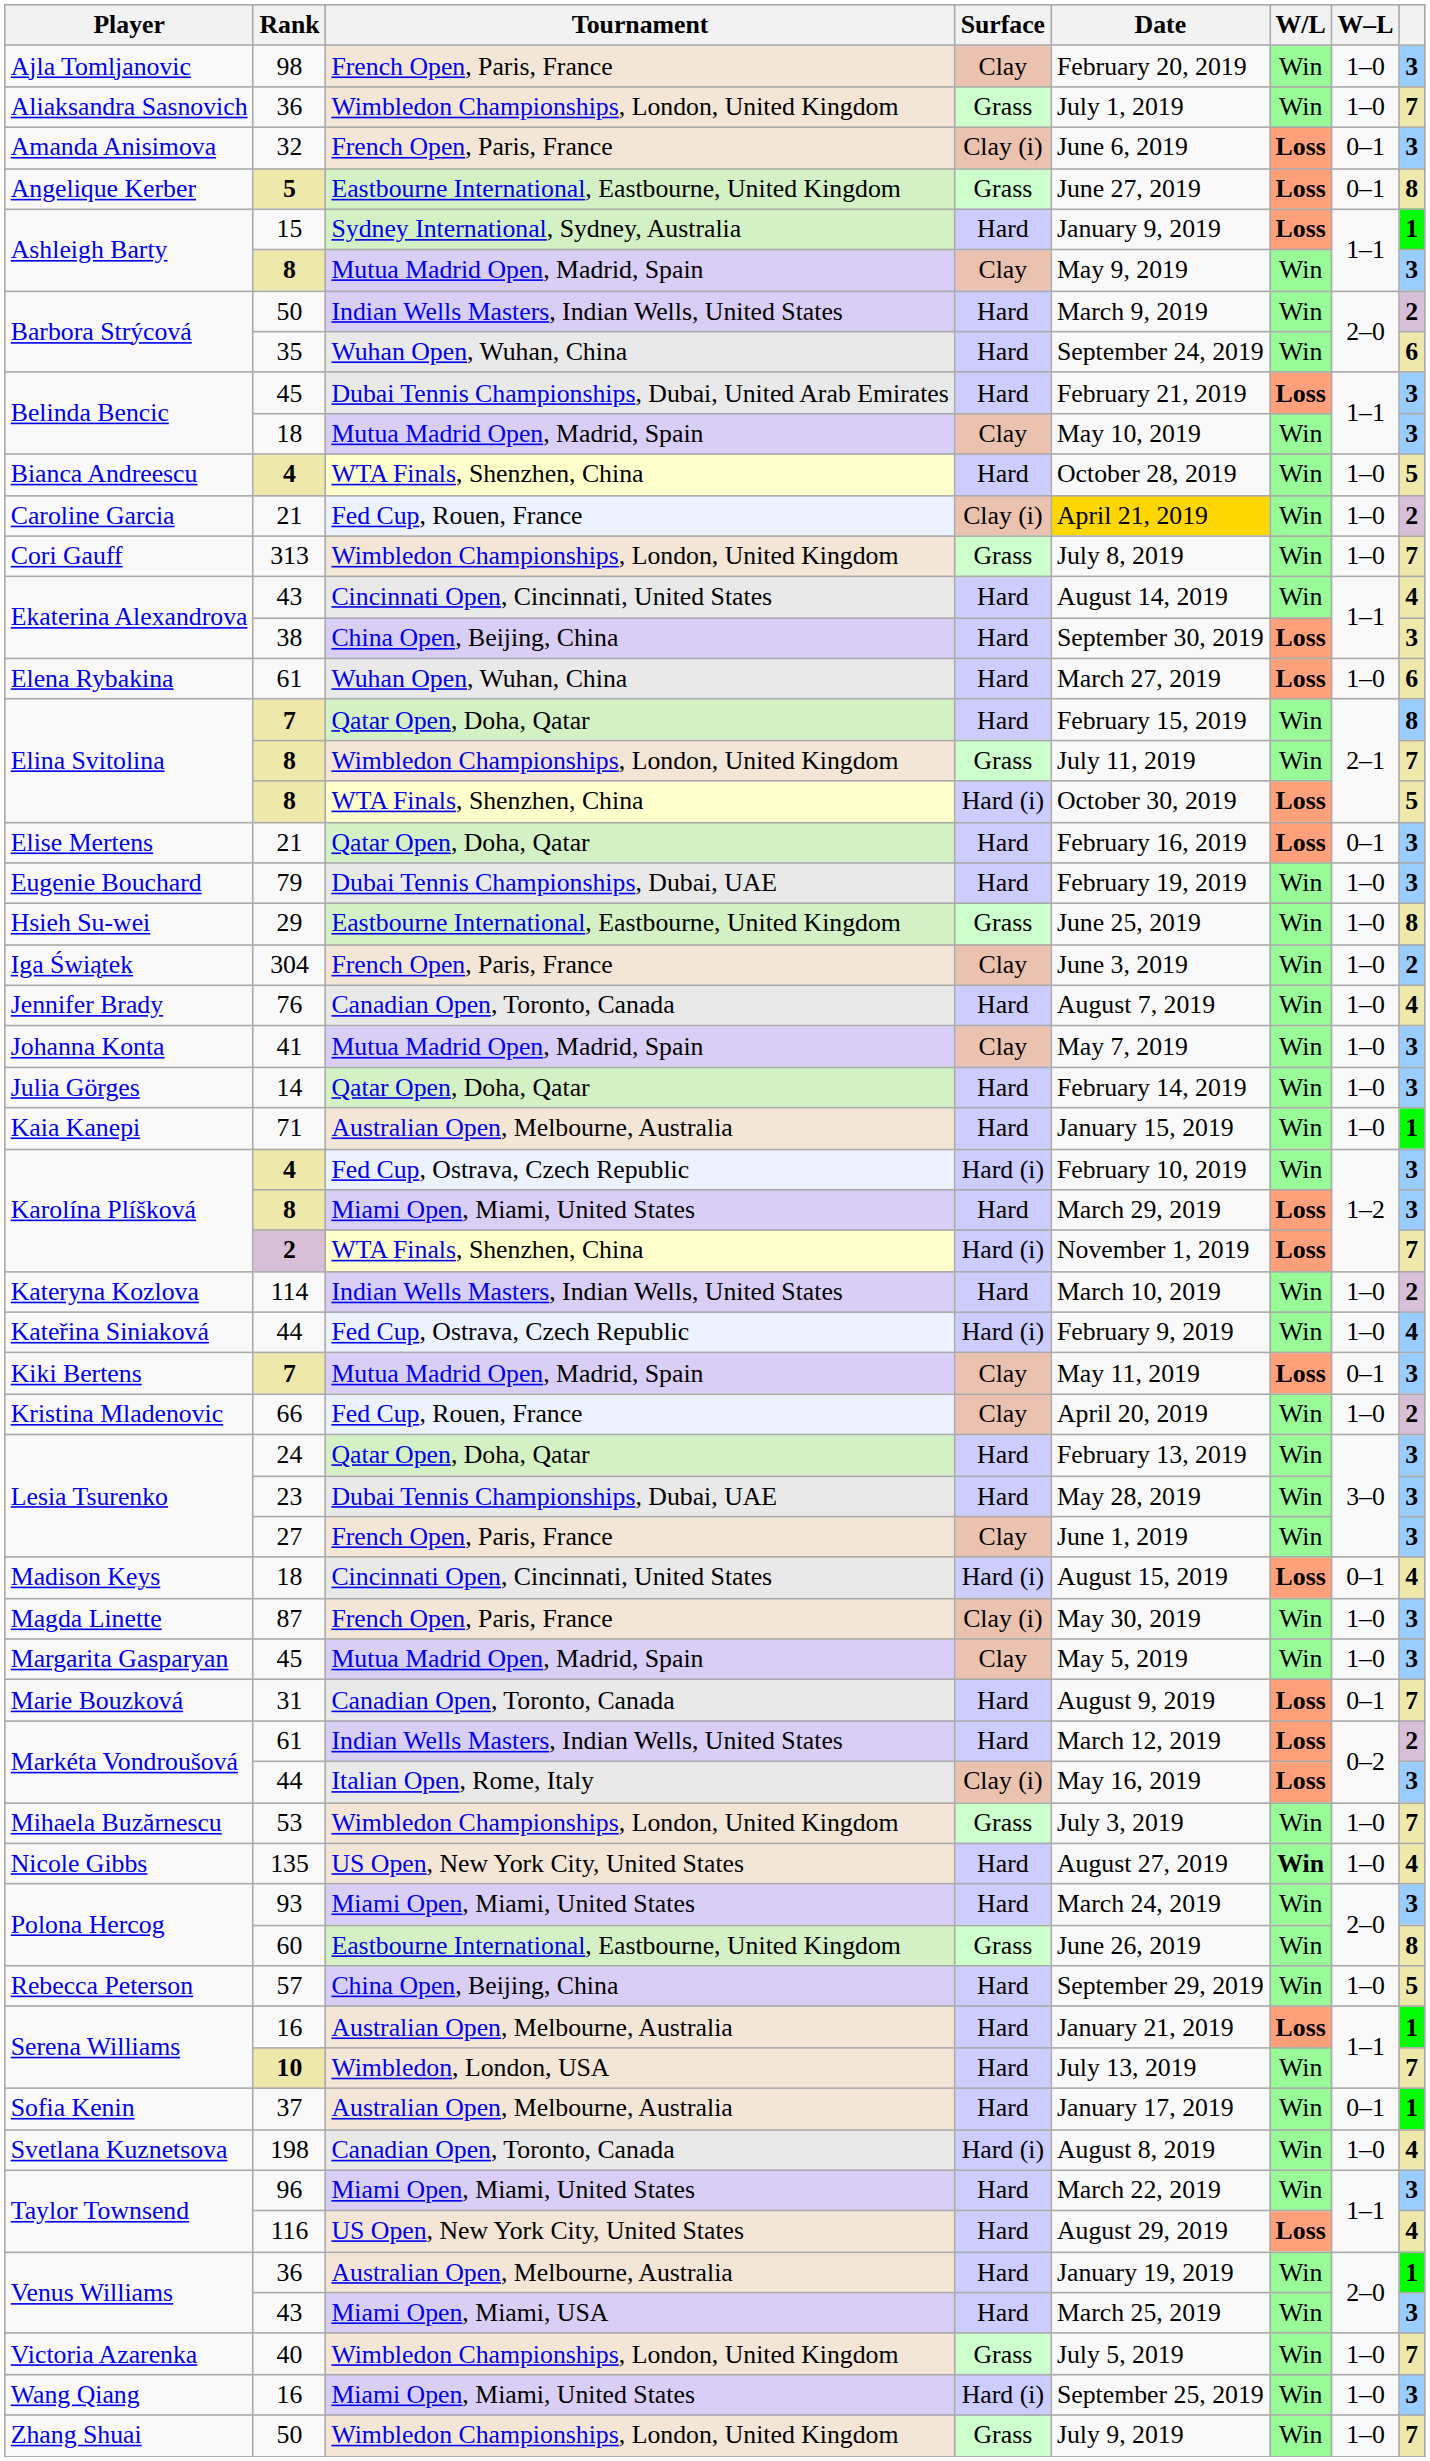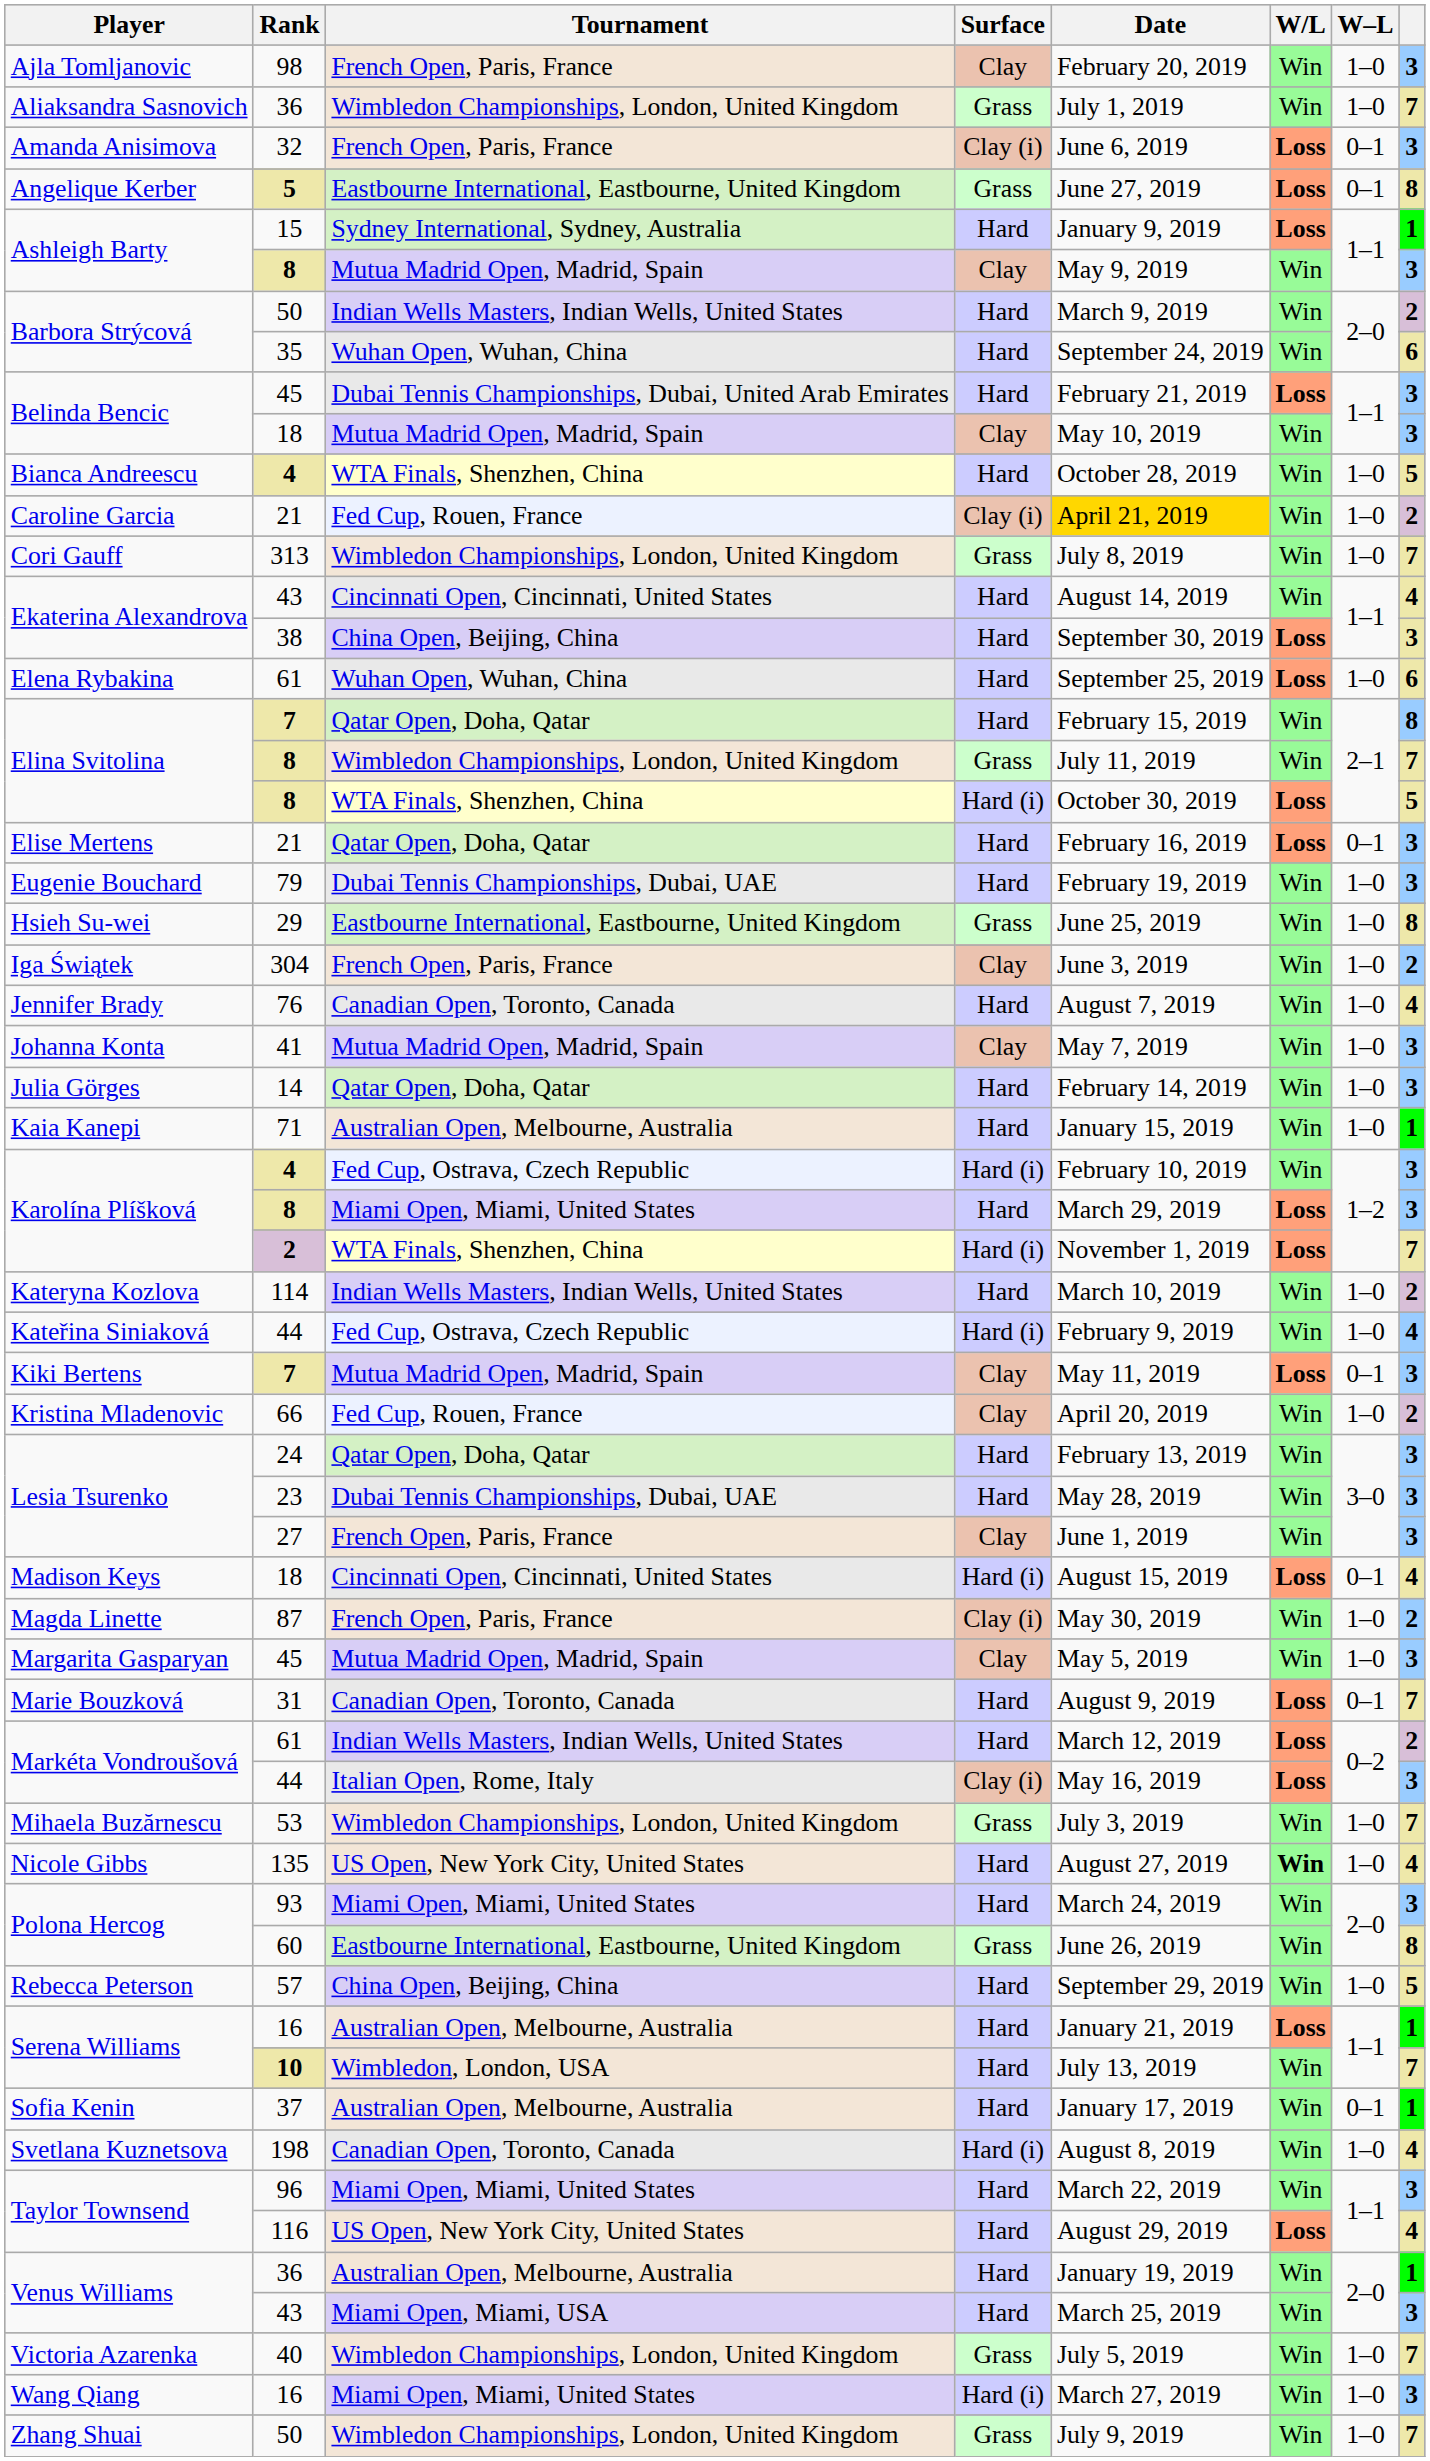(1139, 678) March 27, 2019 -> (1160, 678) September 25, 2019
(1412, 1618) 3 -> (1412, 1618) 2
(1160, 2394) September 25, 2019 -> (1139, 2394) March 27, 2019
